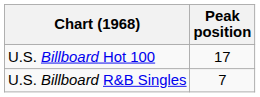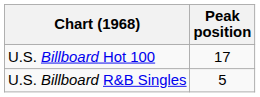(222, 80) 7 -> (222, 80) 5
